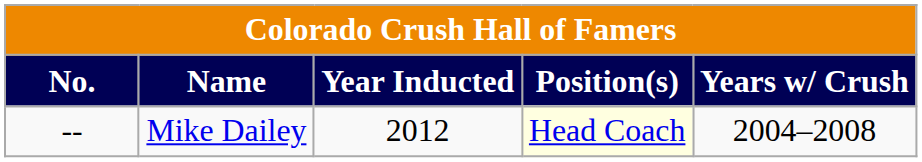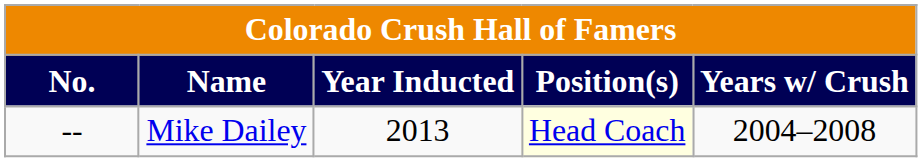(418, 130) 2012 -> (418, 130) 2013
